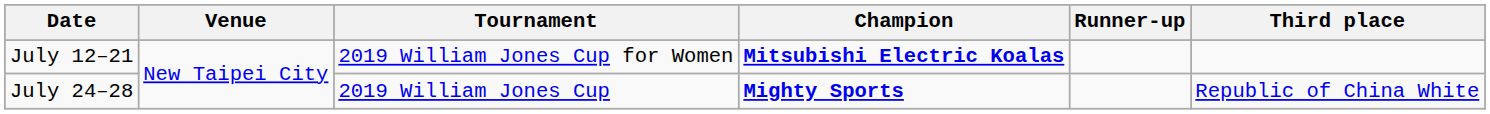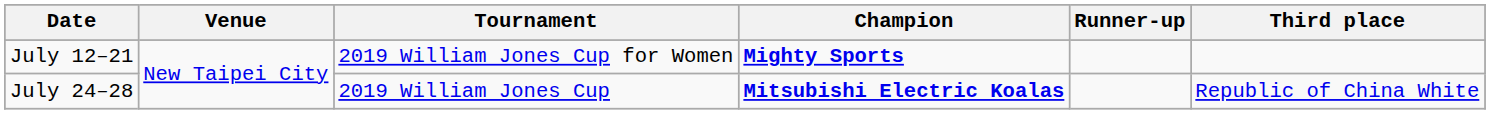(904, 56) Mitsubishi Electric Koalas -> (824, 56) Mighty Sports
(824, 91) Mighty Sports -> (904, 91) Mitsubishi Electric Koalas
